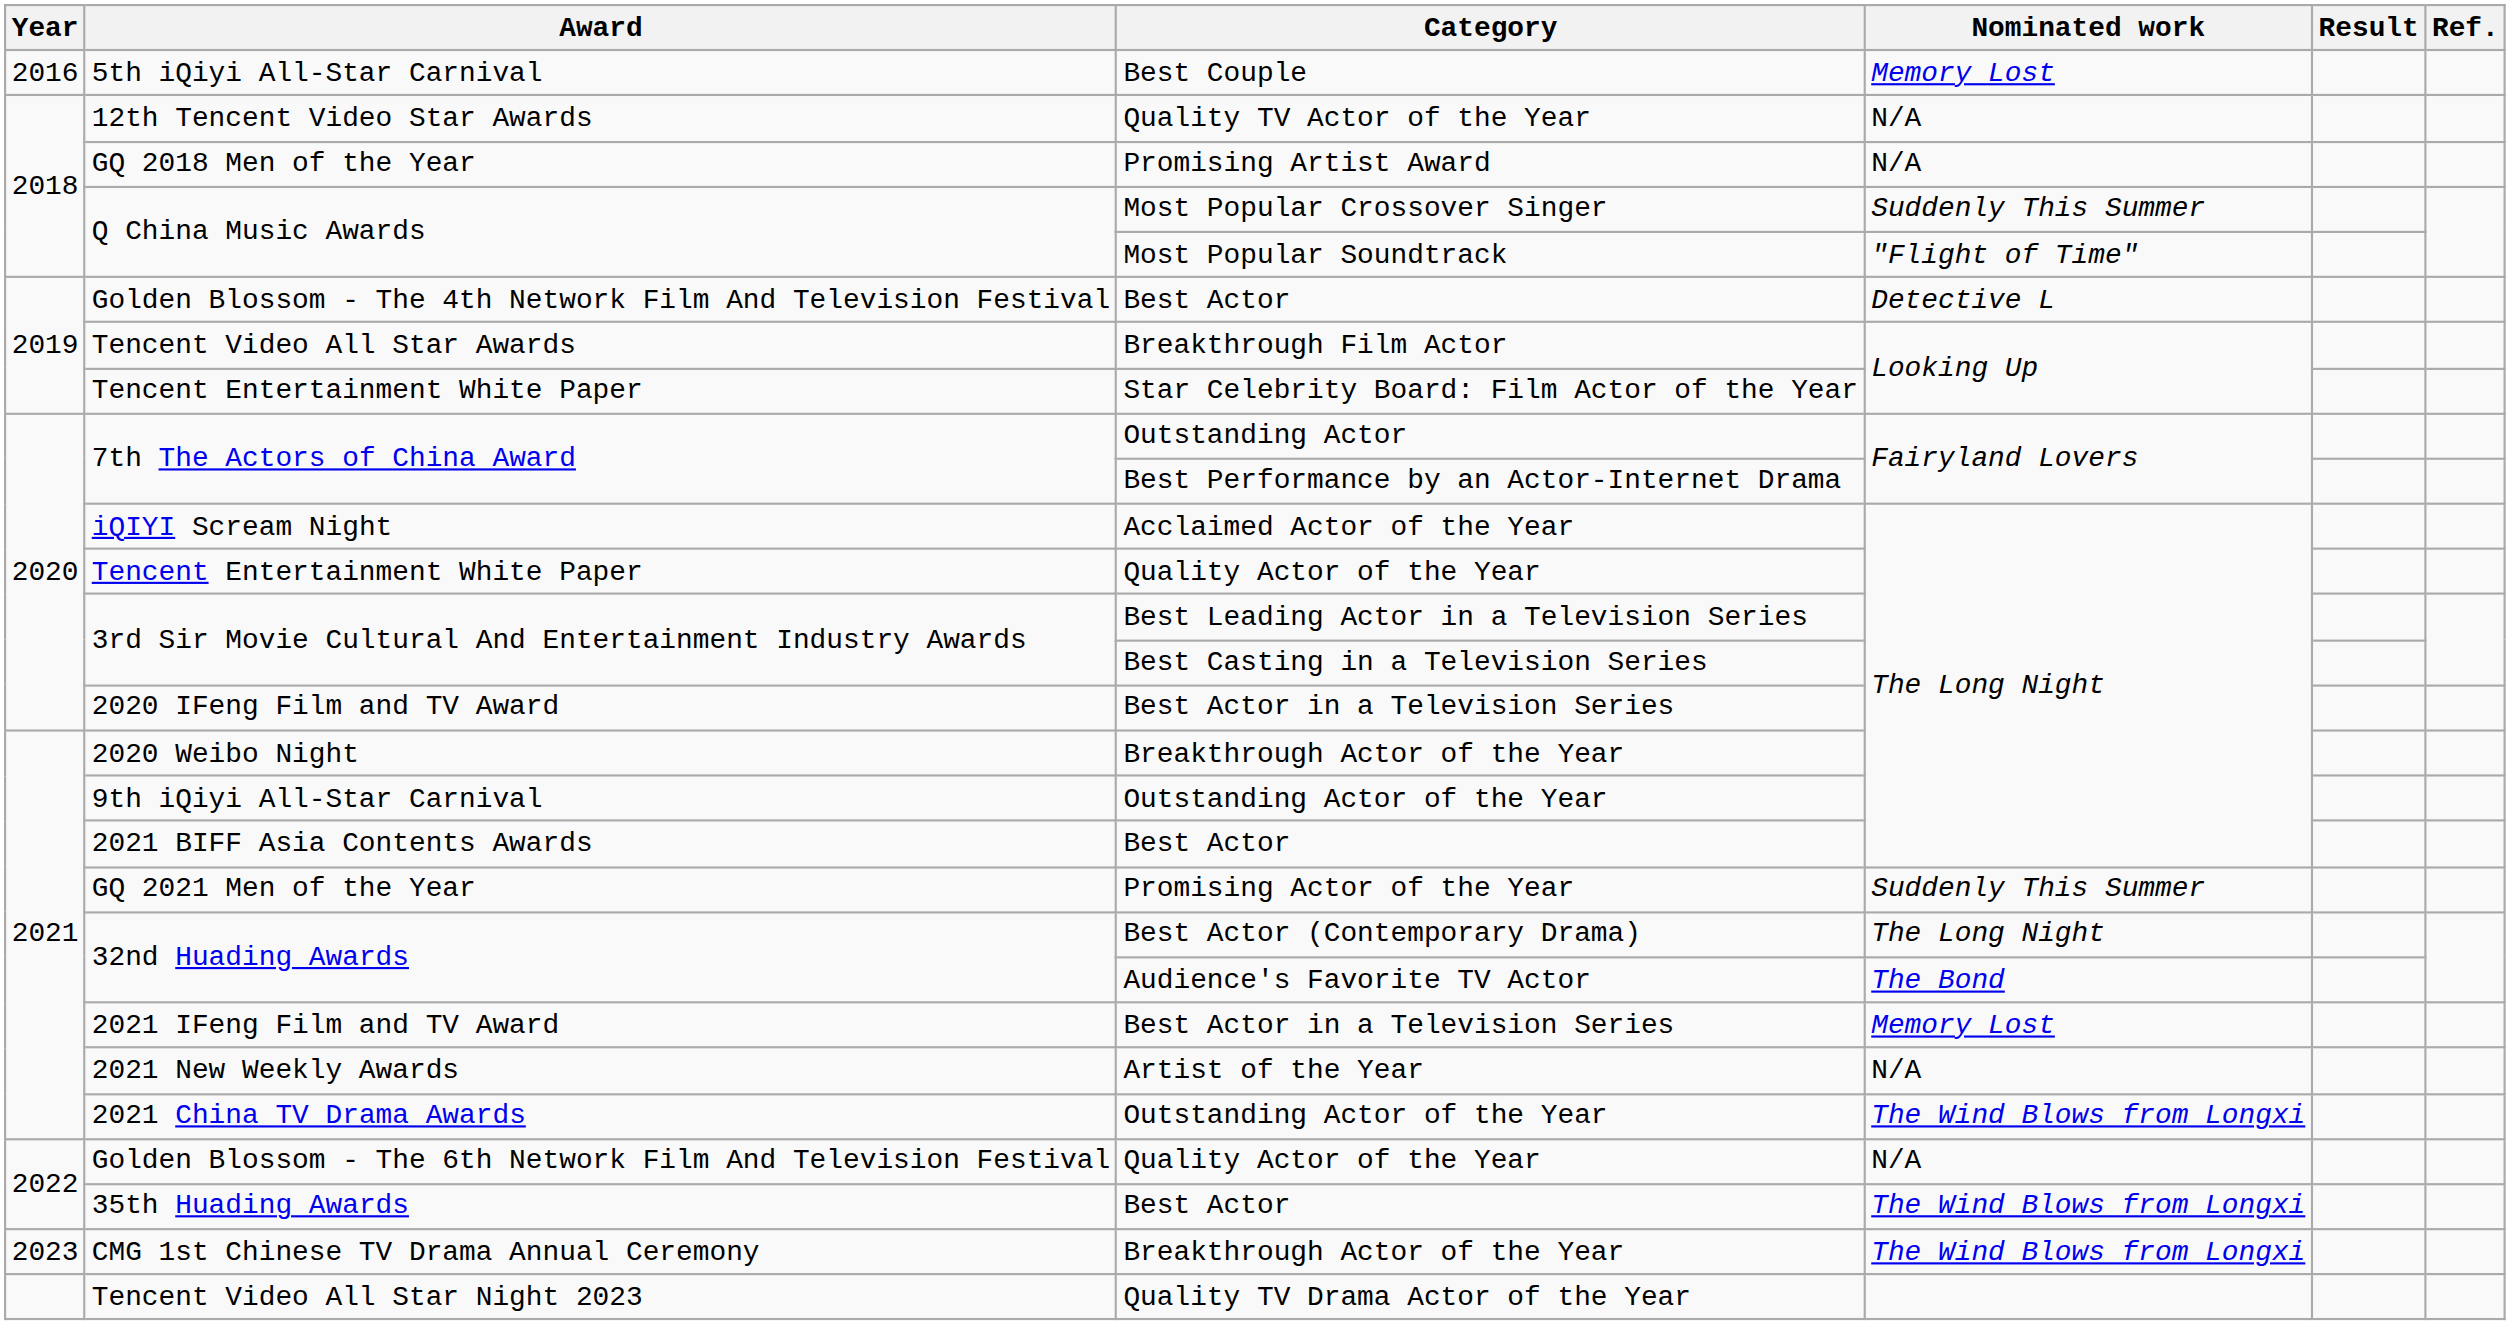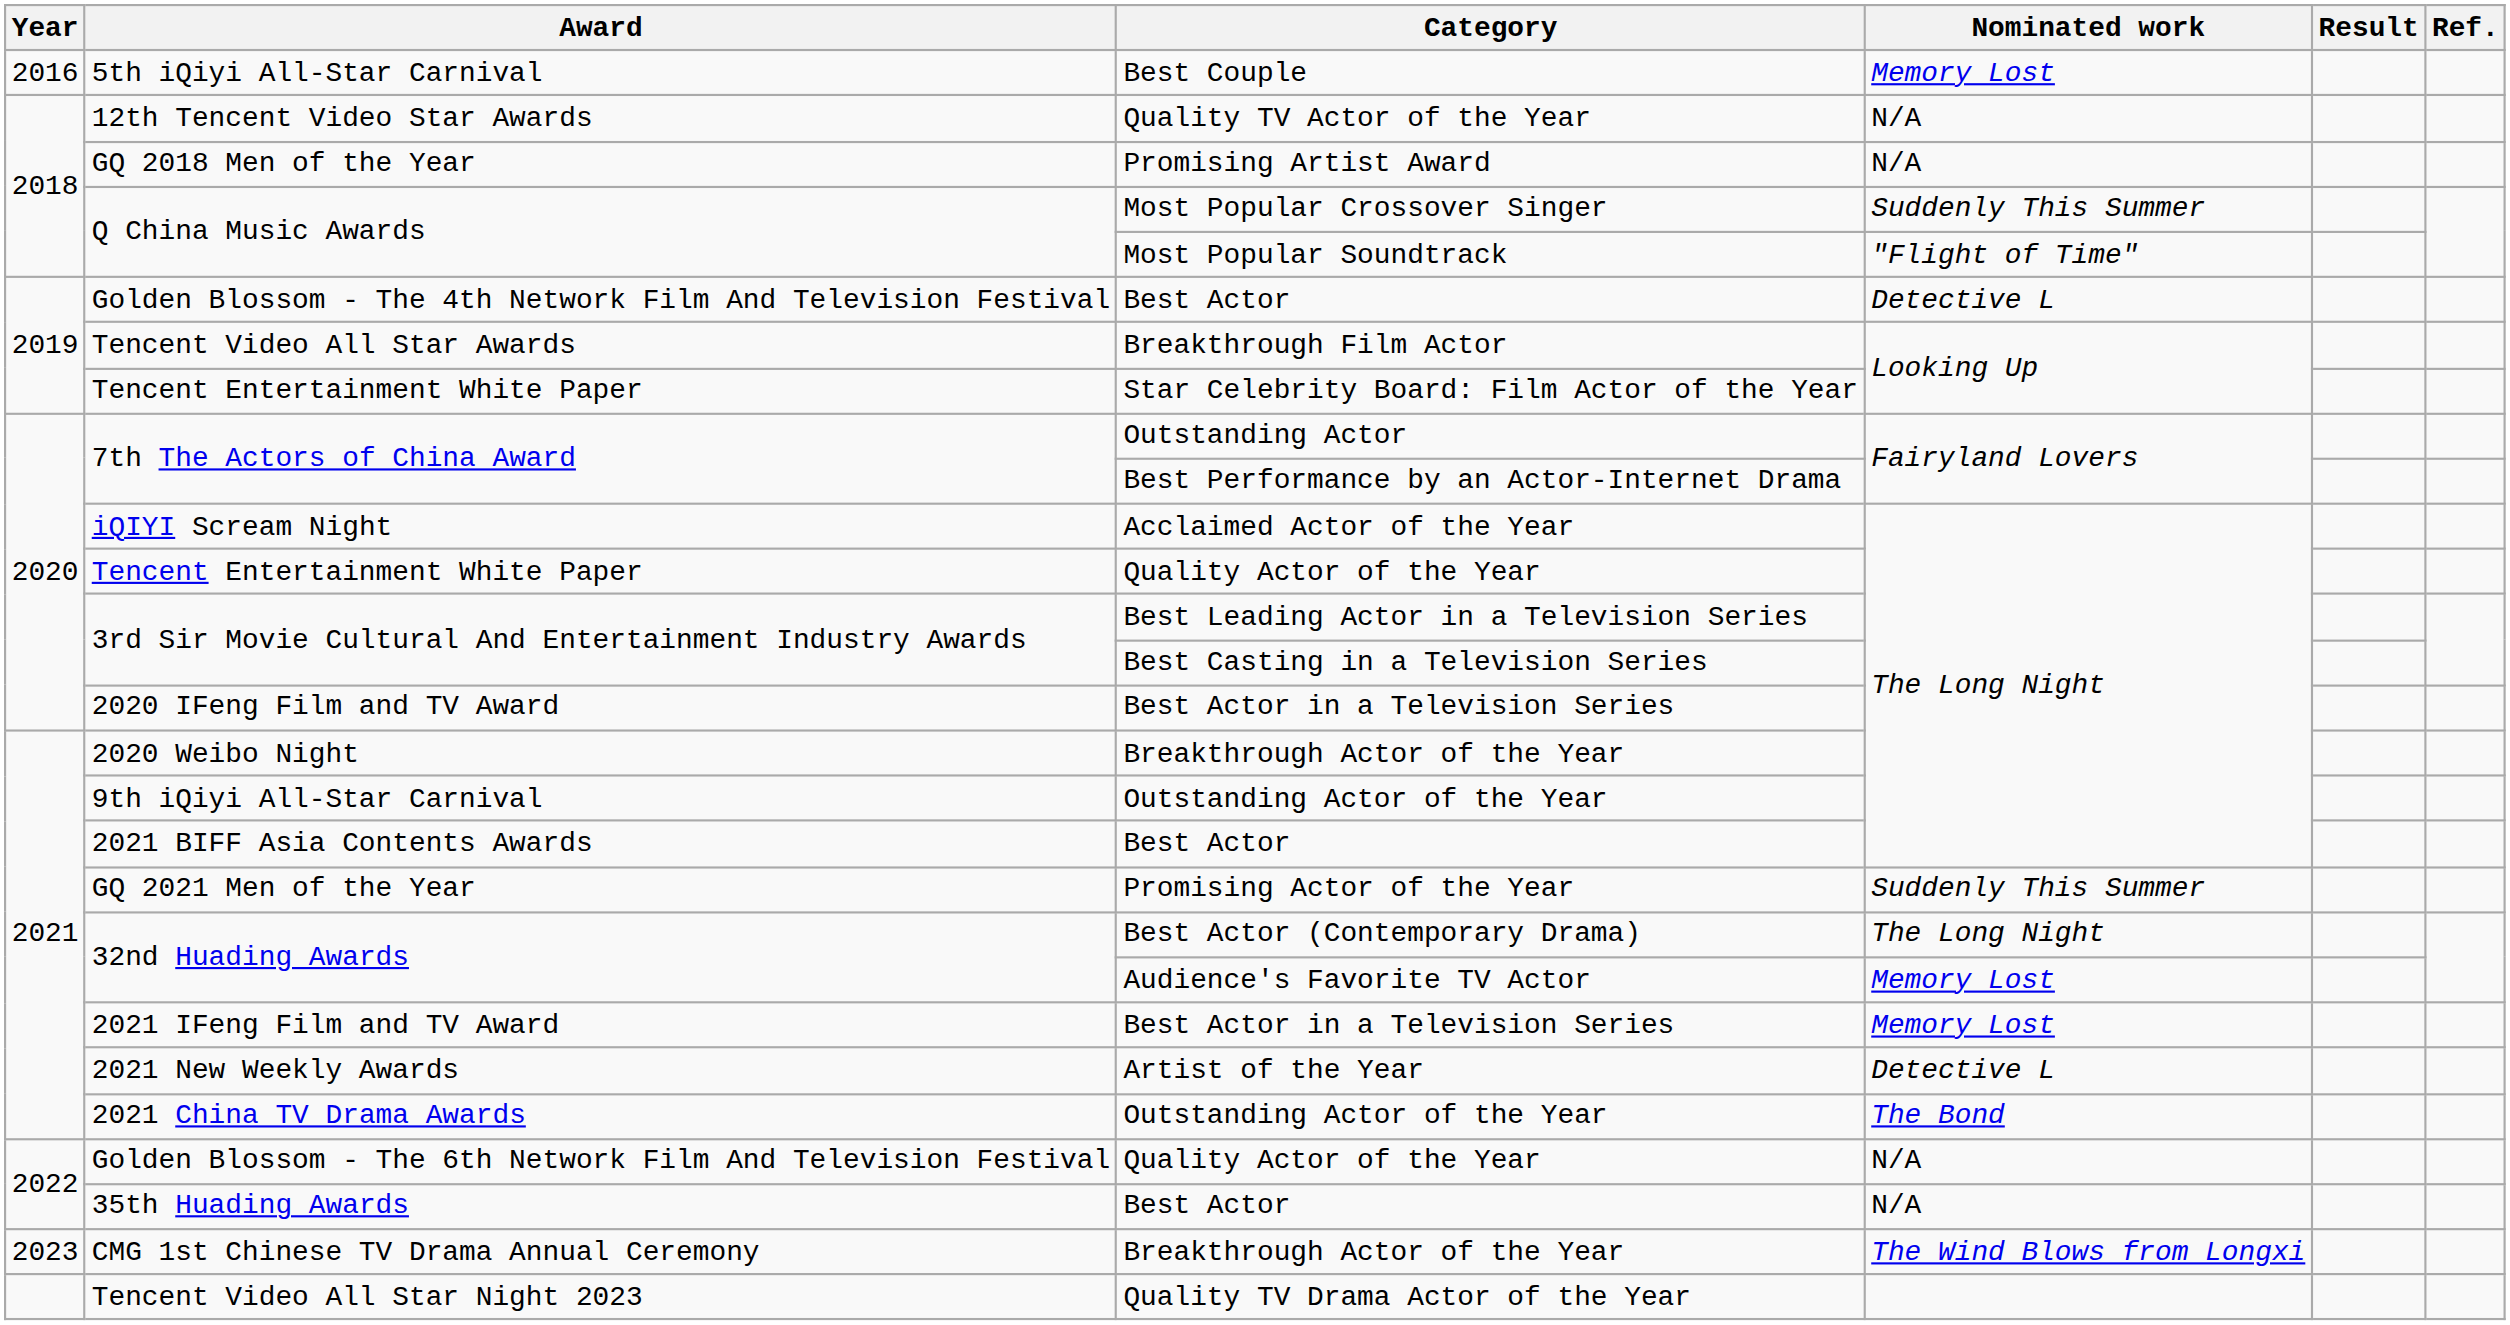(1938, 980) The Bond -> (1963, 980) Memory Lost
(1896, 1071) N/A -> (1963, 1071) Detective L
(2088, 1116) The Wind Blows from Longxi -> (1938, 1116) The Bond
(2088, 1207) The Wind Blows from Longxi -> (1896, 1207) N/A
